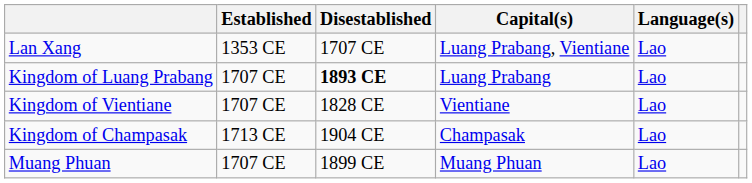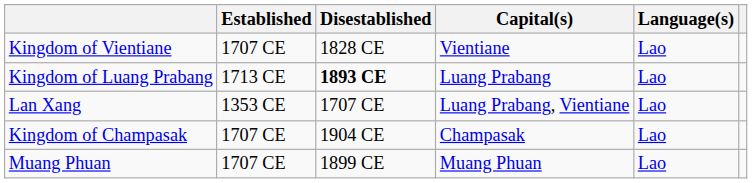rows swapped: (45, 47) <-> (90, 105)
(254, 76) 1707 CE -> (254, 76) 1713 CE
(254, 134) 1713 CE -> (254, 134) 1707 CE
